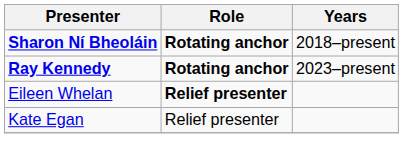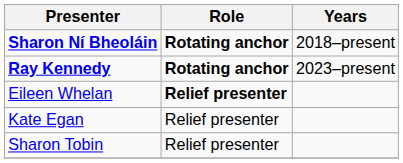+ row: (56, 145)
